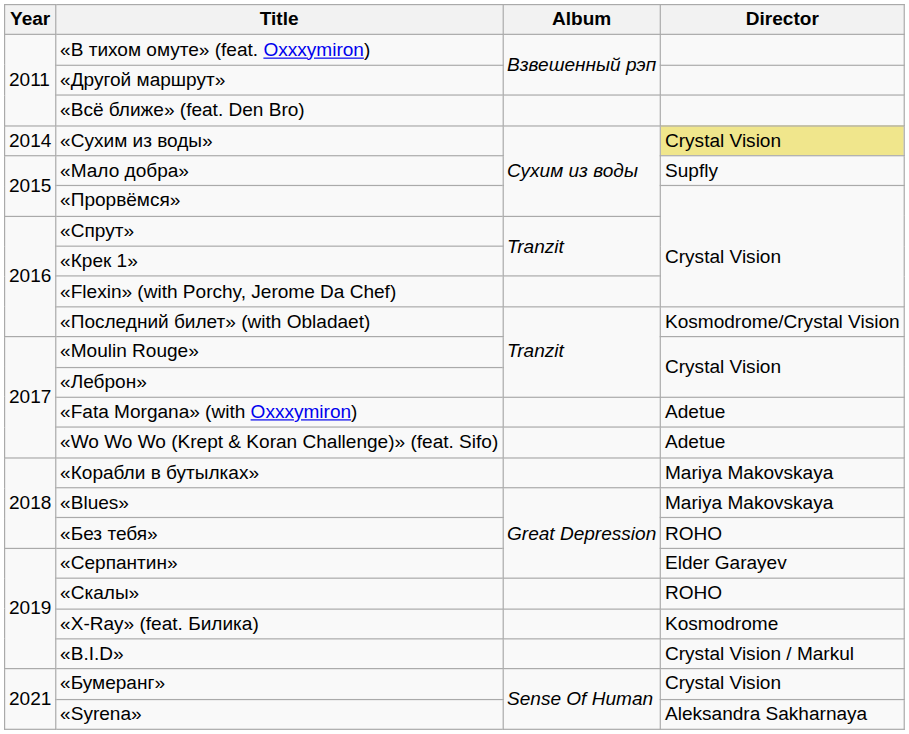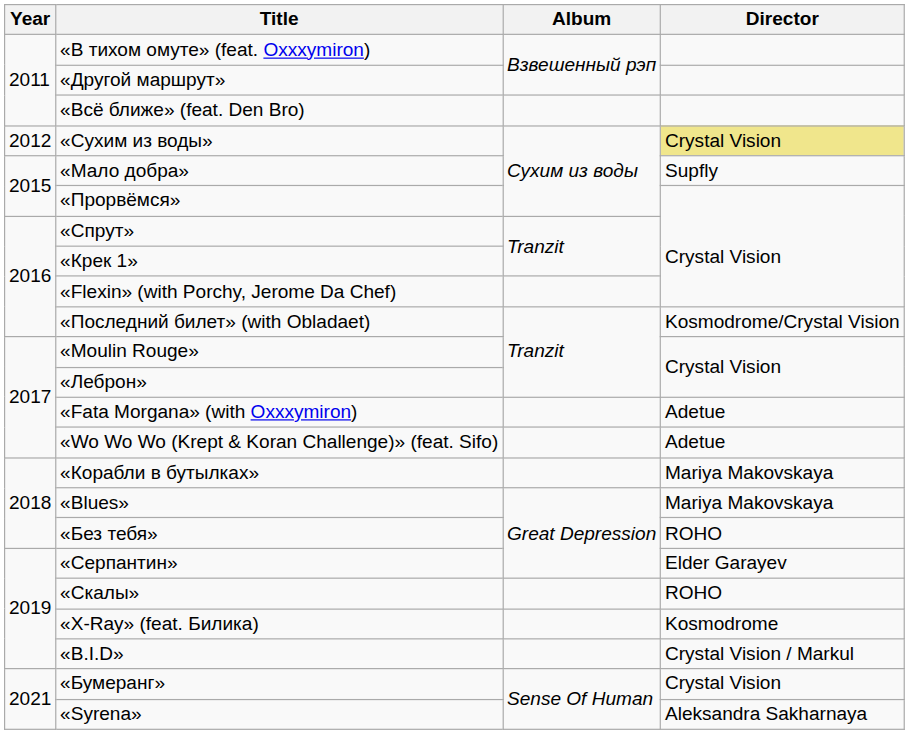(30, 140) 2014 -> (30, 140) 2012
